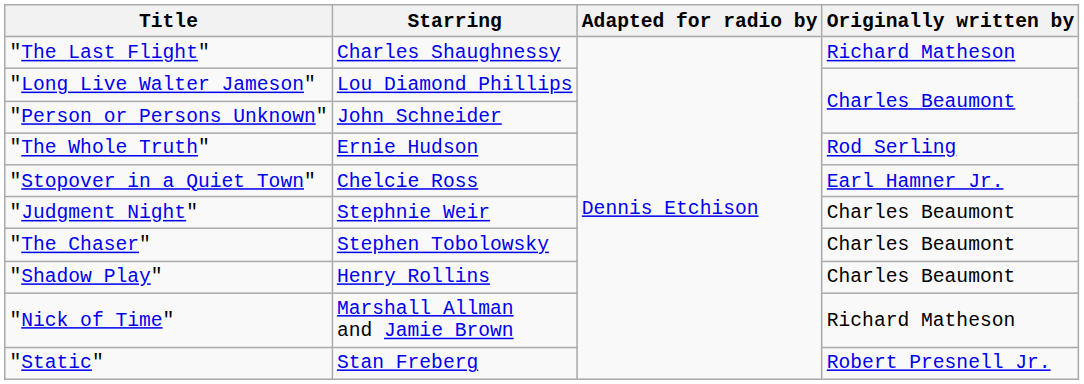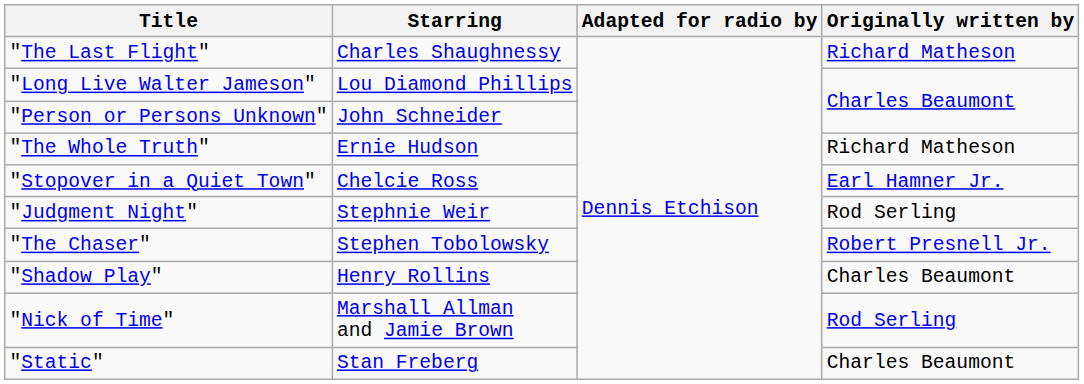(892, 149) Rod Serling -> (921, 149) Richard Matheson
(921, 213) Charles Beaumont -> (892, 213) Rod Serling
(921, 245) Charles Beaumont -> (939, 245) Robert Presnell Jr.
(921, 320) Richard Matheson -> (892, 320) Rod Serling
(939, 363) Robert Presnell Jr. -> (921, 363) Charles Beaumont
